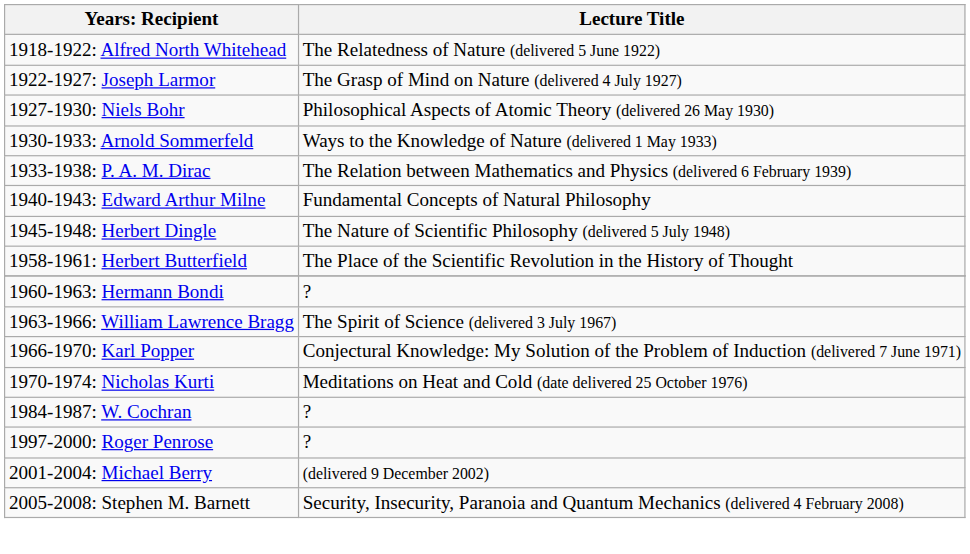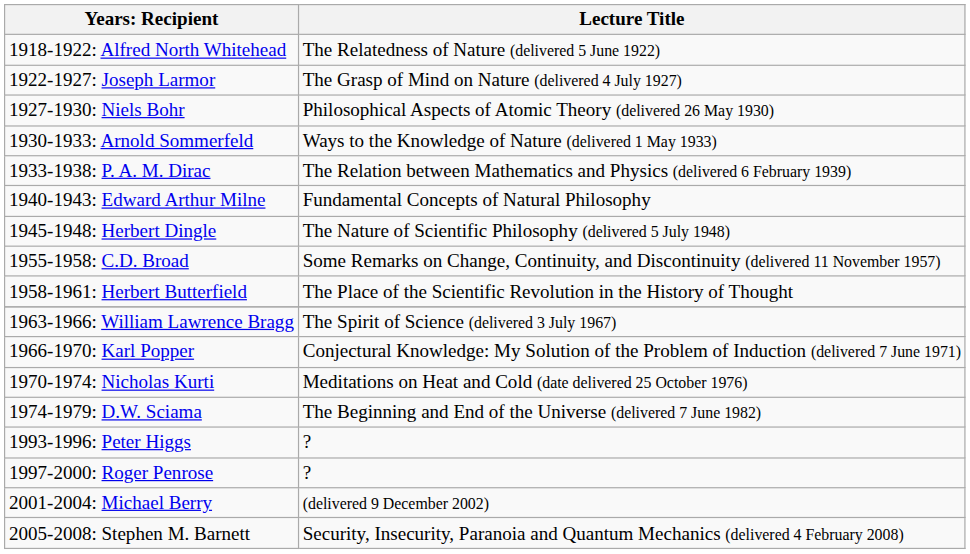+ row: (99, 261)
- row: (116, 291)
+ row: (105, 412)
- row: (100, 412)
+ row: (100, 442)
